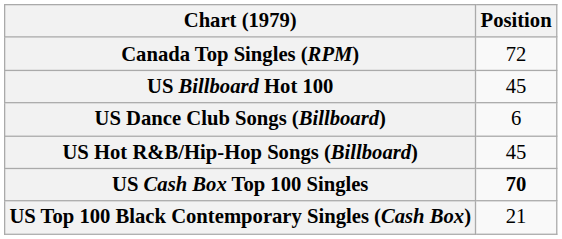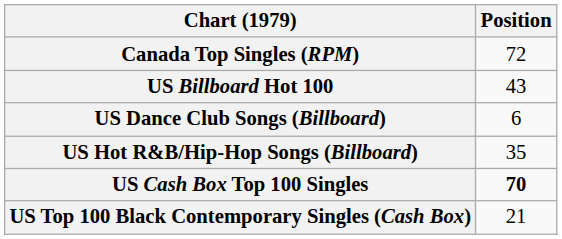(516, 86) 45 -> (516, 86) 43
(516, 151) 45 -> (516, 151) 35
